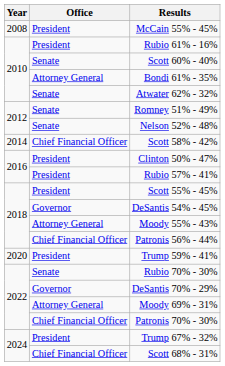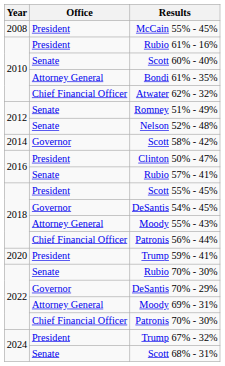(46, 93) Senate -> (80, 93) Chief Financial Officer
(80, 142) Chief Financial Officer -> (51, 142) Governor
(51, 175) President -> (46, 175) Senate
(80, 353) Chief Financial Officer -> (46, 353) Senate
